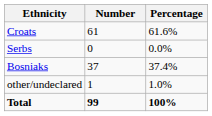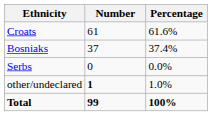rows swapped: (27, 66) <-> (19, 48)
(90, 84) normal -> (90, 84) bold
